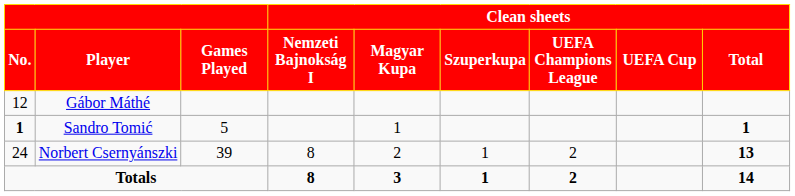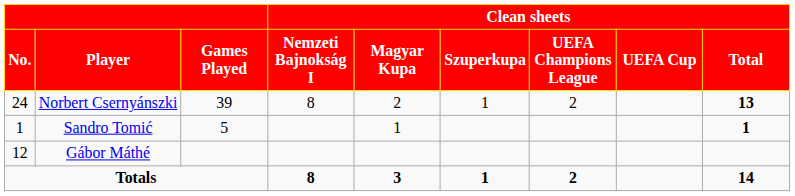rows swapped: (108, 153) <-> (108, 102)
(20, 128) bold -> (20, 128) normal
